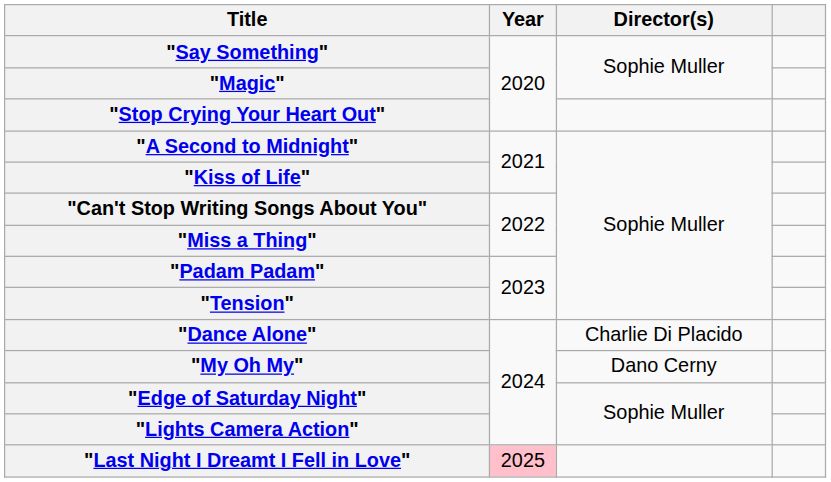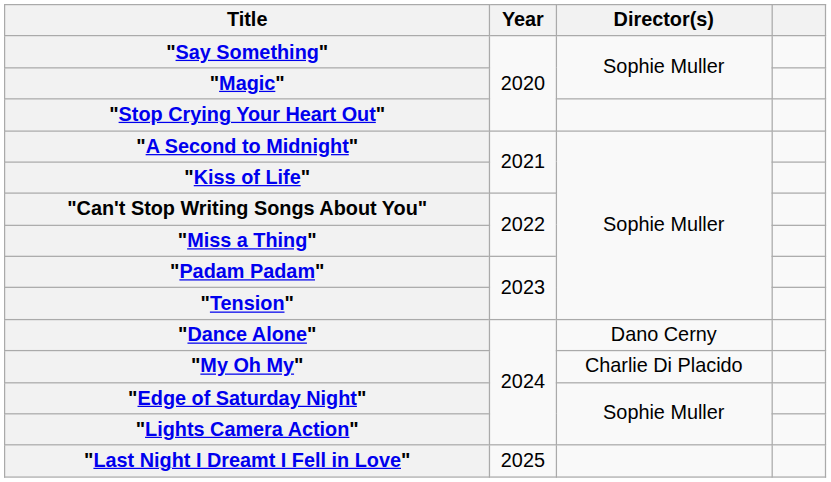(664, 334) Charlie Di Placido -> (664, 334) Dano Cerny
(664, 366) Dano Cerny -> (664, 366) Charlie Di Placido
(523, 460) pink background -> (523, 460) no background
